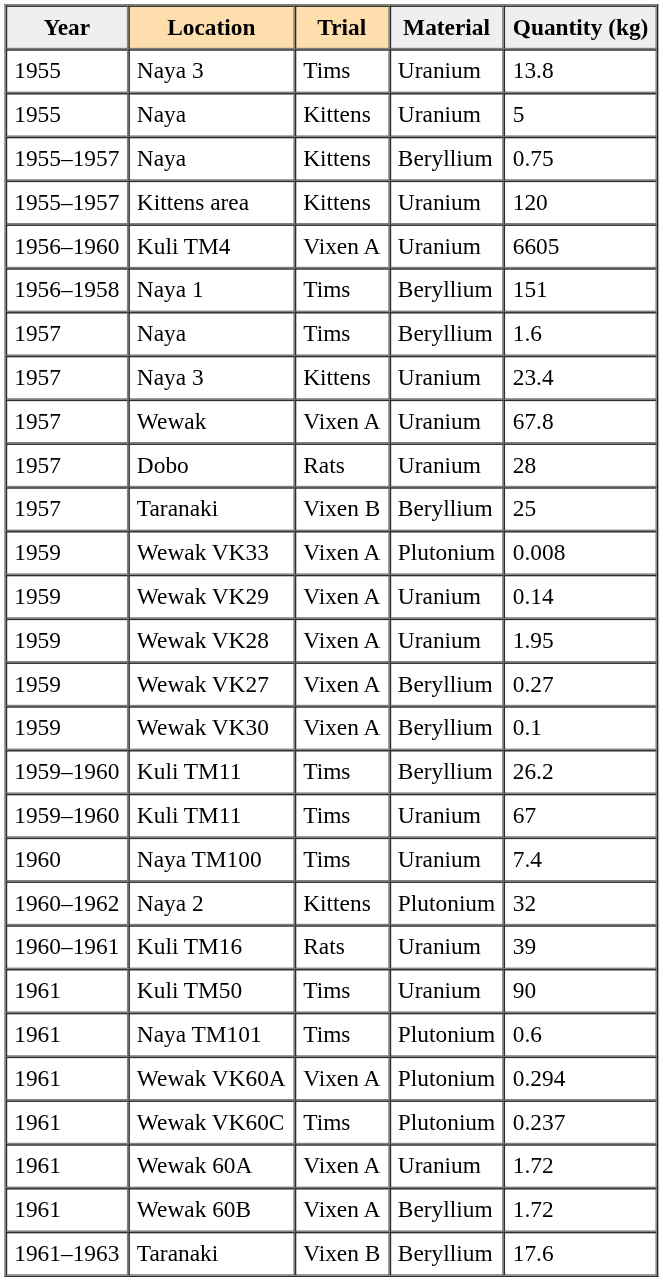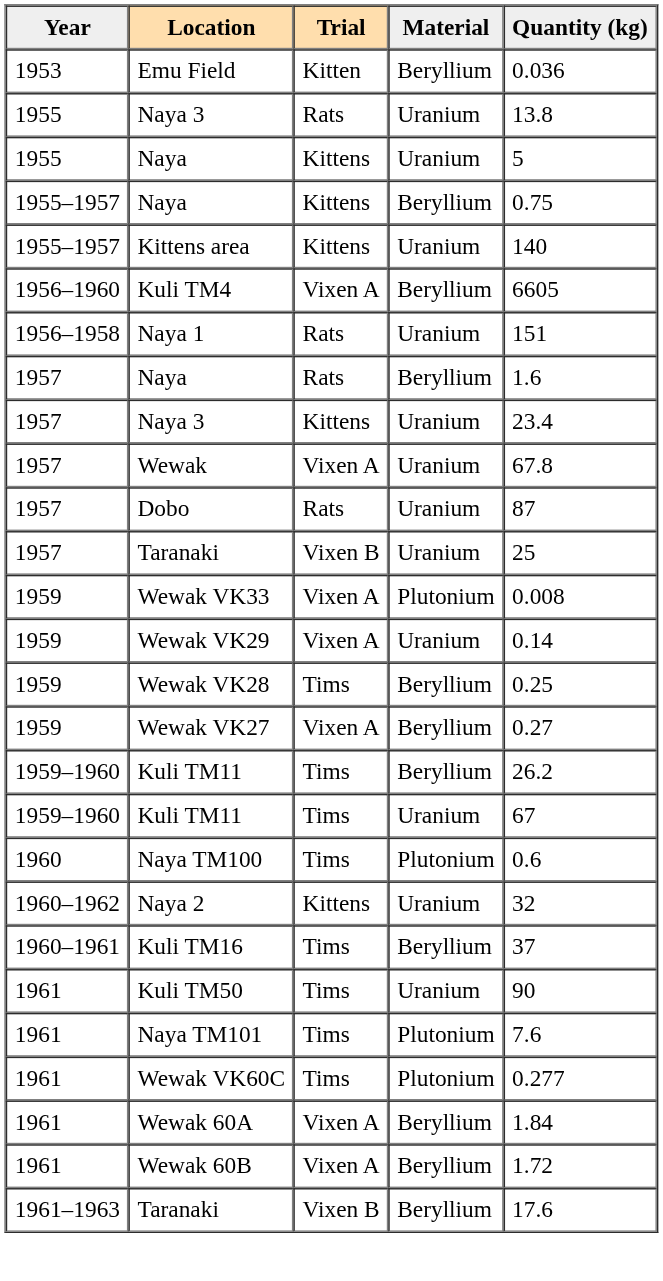+ row: (38, 70)
(327, 70) Tims -> (323, 114) Rats
(530, 202) 120 -> (530, 246) 140
(439, 246) Uranium -> (445, 289) Beryllium
(327, 289) Tims -> (323, 333) Rats
(445, 289) Beryllium -> (439, 333) Uranium
(327, 333) Tims -> (323, 377) Rats
(524, 465) 28 -> (524, 508) 87
(445, 508) Beryllium -> (439, 552) Uranium
(342, 640) Vixen A -> (326, 684) Tims
(439, 640) Uranium -> (445, 684) Beryllium
(533, 640) 1.95 -> (533, 684) 0.25
- row: (38, 727)
(439, 859) Uranium -> (446, 859) Plutonium
(527, 859) 7.4 -> (527, 859) 0.6
(447, 903) Plutonium -> (439, 903) Uranium
(324, 946) Rats -> (326, 946) Tims
(439, 946) Uranium -> (445, 946) Beryllium
(524, 946) 39 -> (524, 946) 37
(527, 1034) 0.6 -> (527, 1034) 7.6
- row: (38, 1078)
(539, 1122) 0.237 -> (538, 1078) 0.277
(439, 1165) Uranium -> (445, 1122) Beryllium
(533, 1165) 1.72 -> (533, 1122) 1.84
